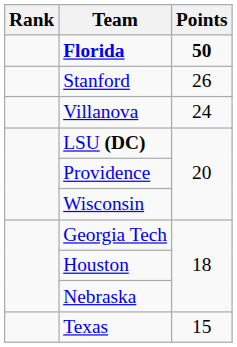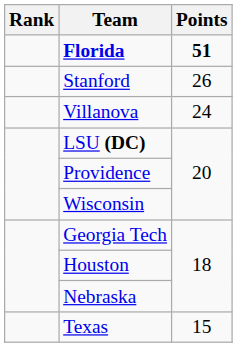(202, 50) 50 -> (202, 50) 51
